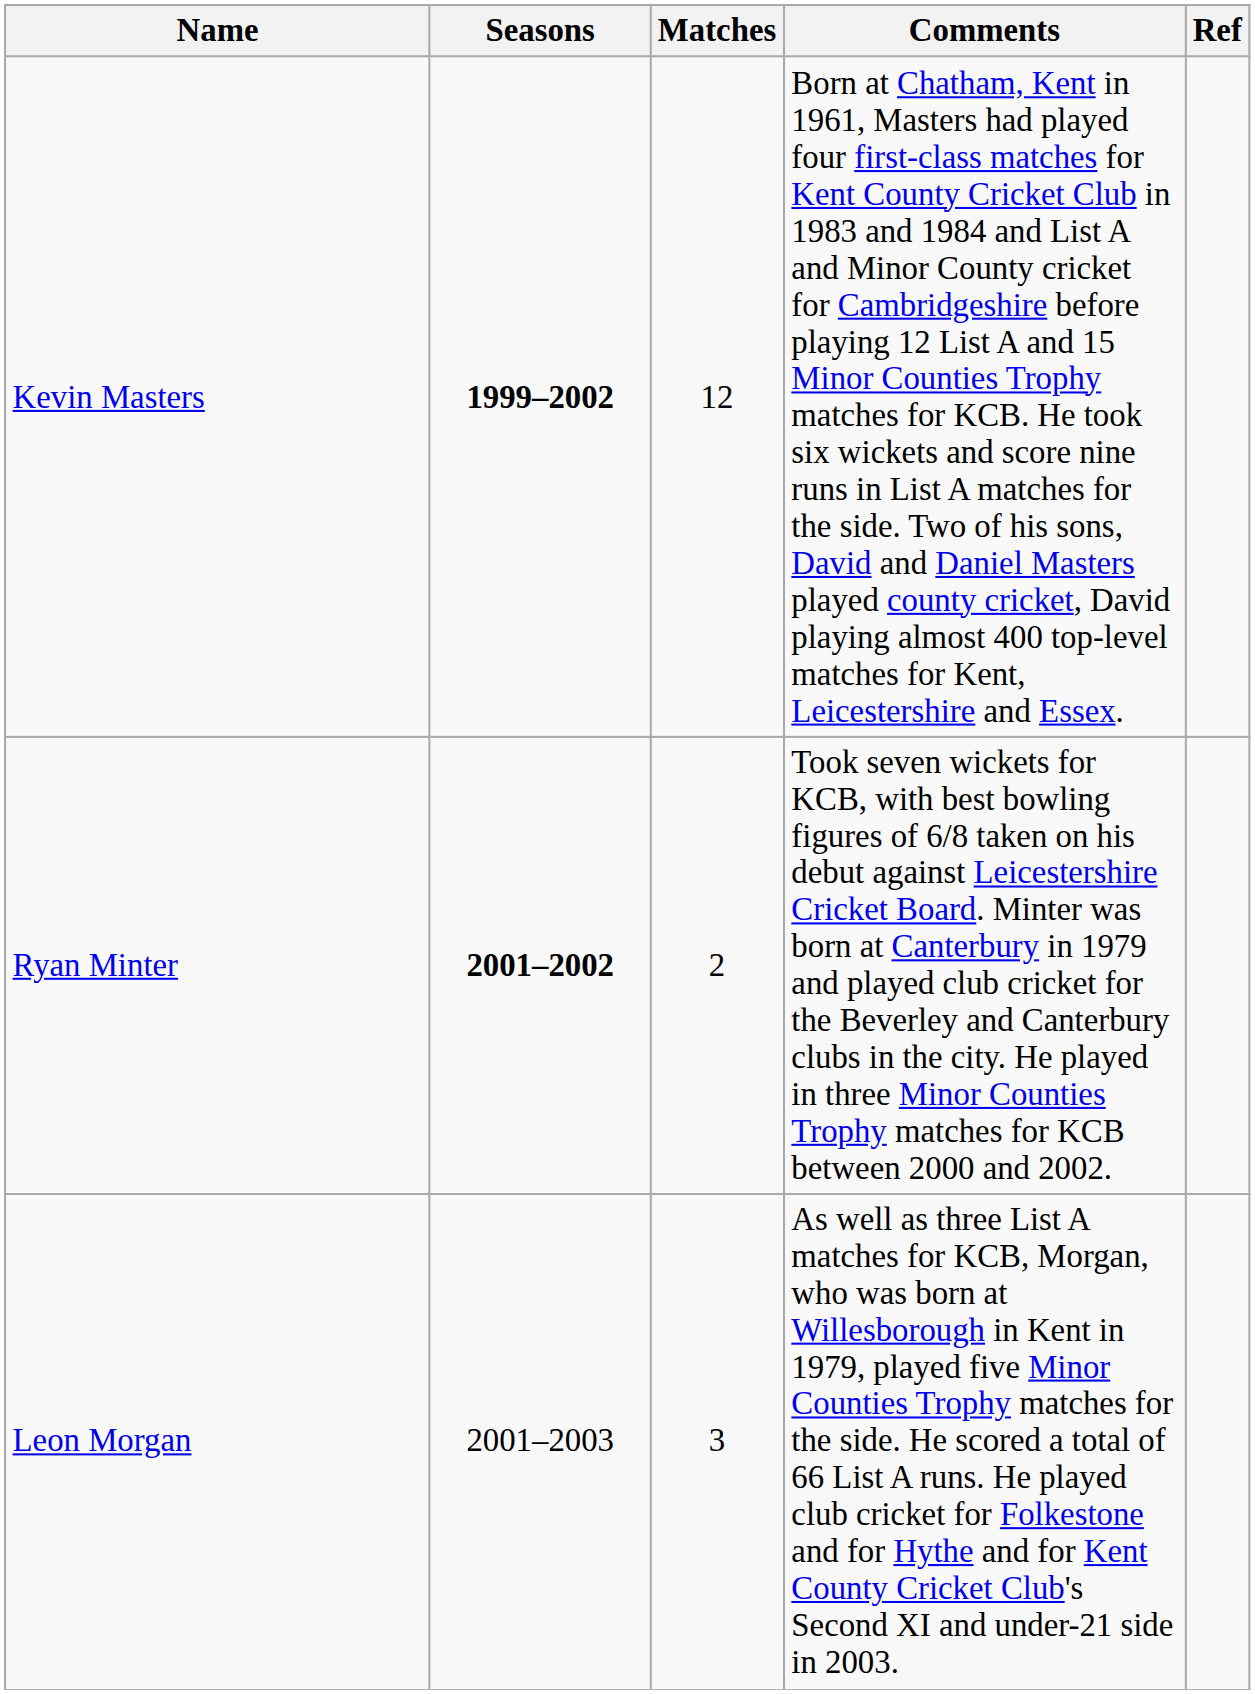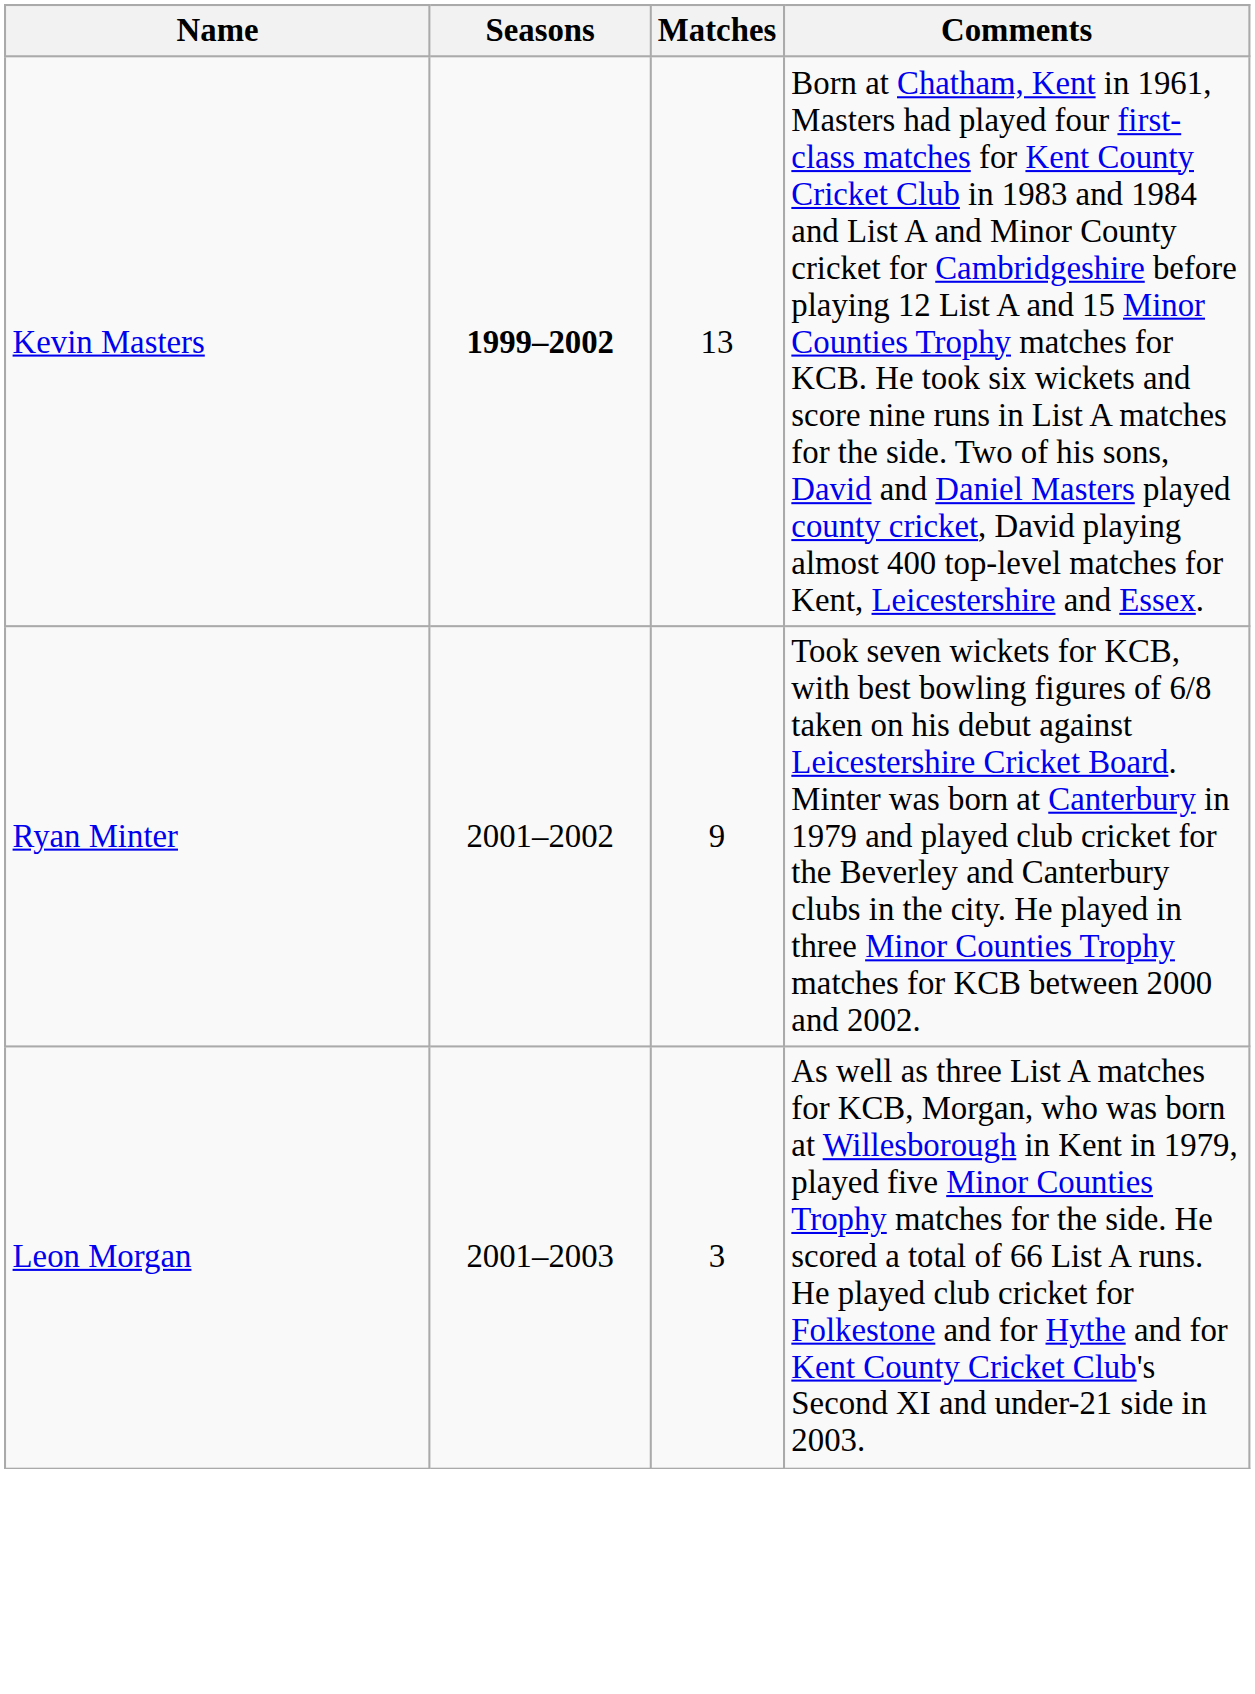- column: (1217, 30)
(717, 396) 12 -> (717, 340) 13
(540, 964) bold -> (540, 835) normal
(717, 964) 2 -> (717, 835) 9
